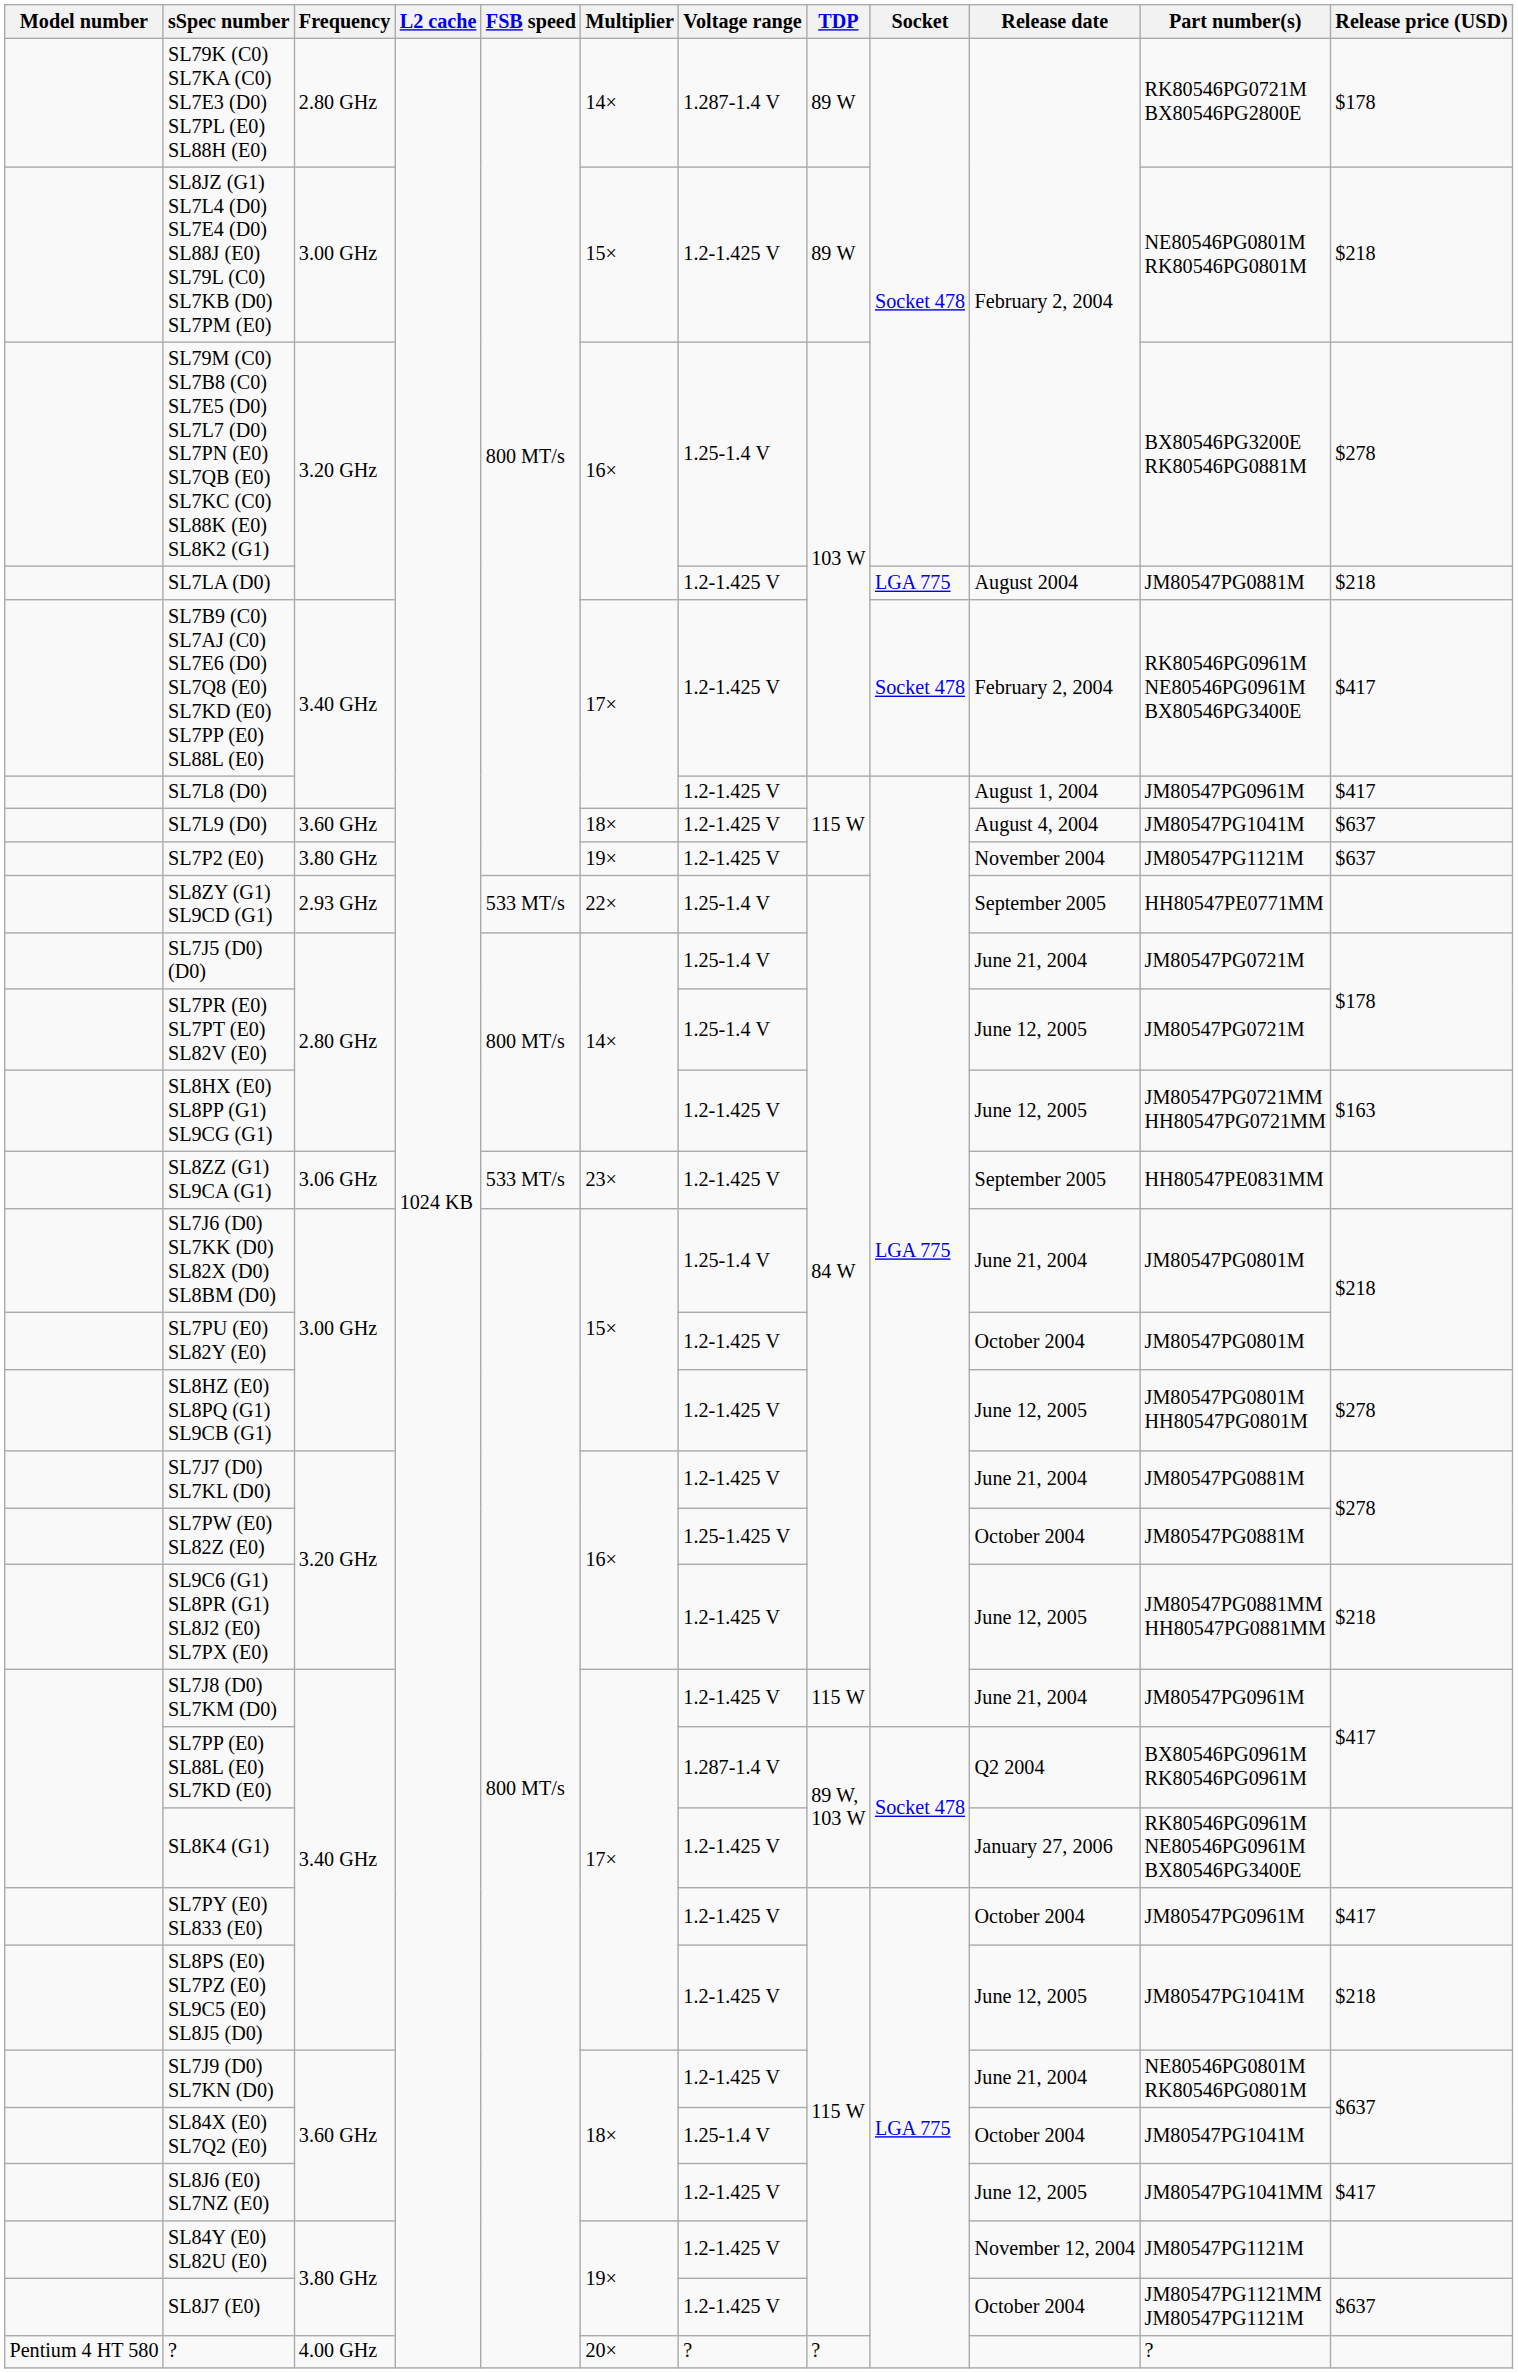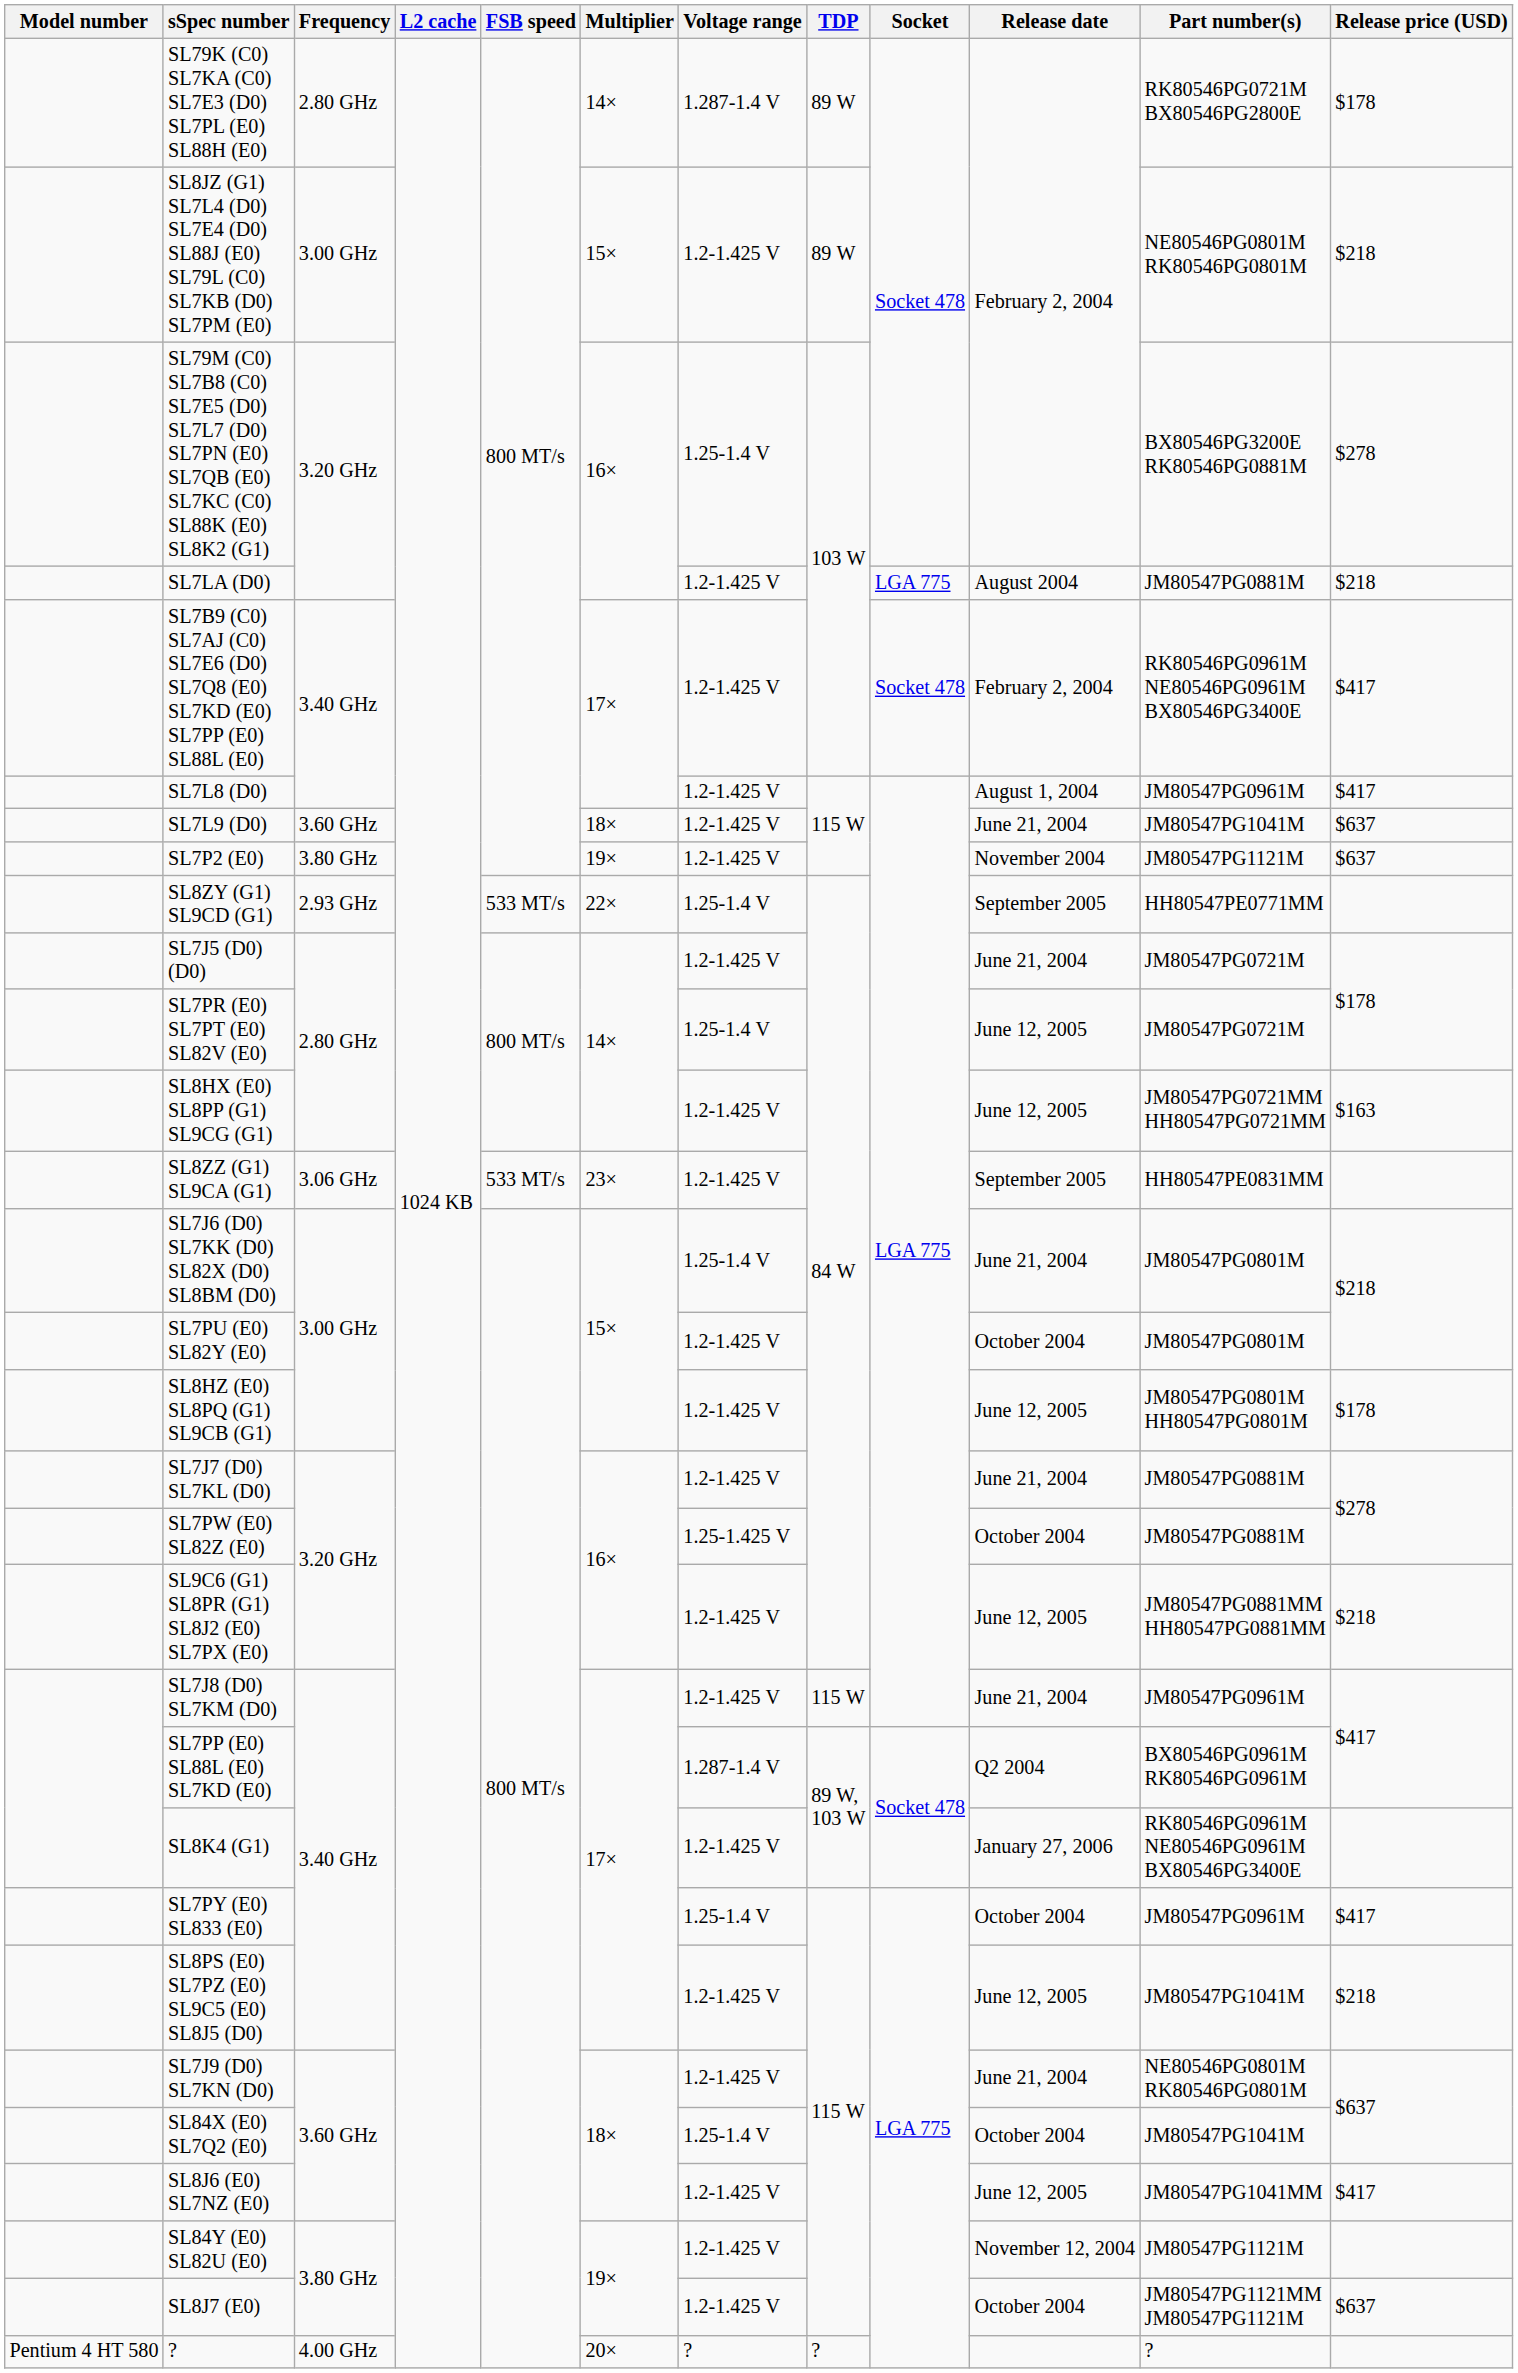(1036, 825) August 4, 2004 -> (1031, 825) June 21, 2004
(727, 960) 1.25-1.4 V -> (732, 960) 1.2-1.425 V
(1356, 1410) $278 -> (1356, 1410) $178
(732, 1916) 1.2-1.425 V -> (727, 1916) 1.25-1.4 V
